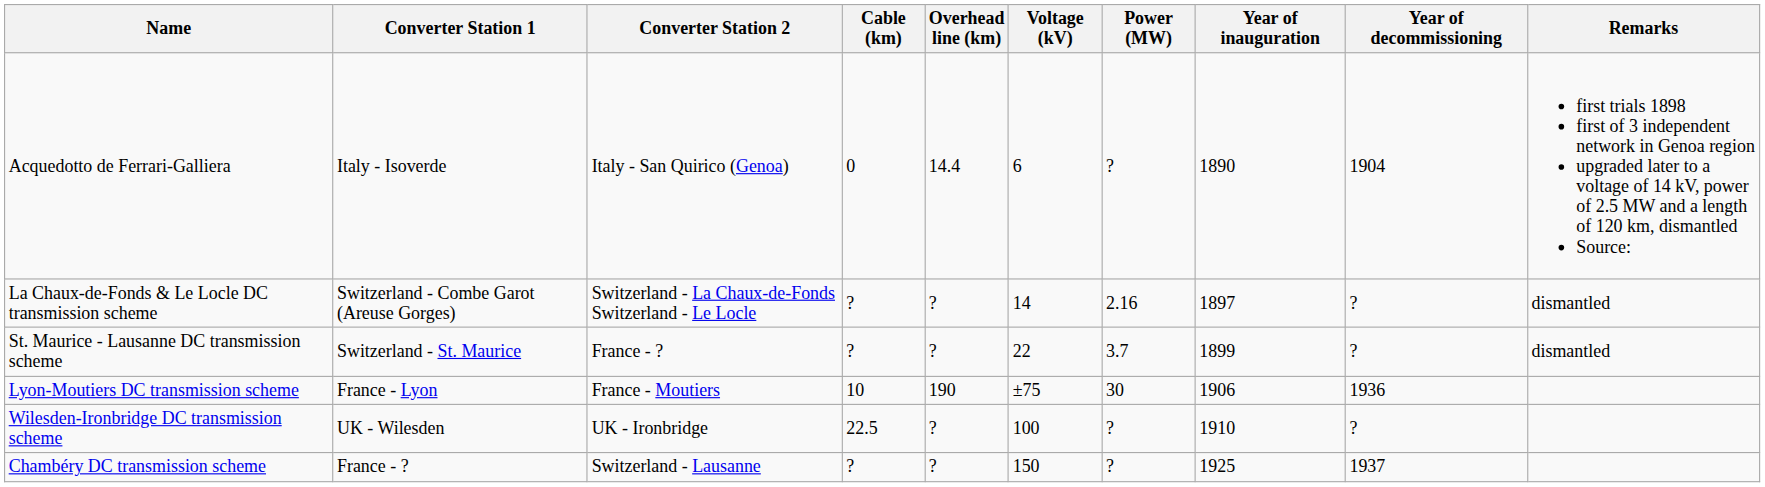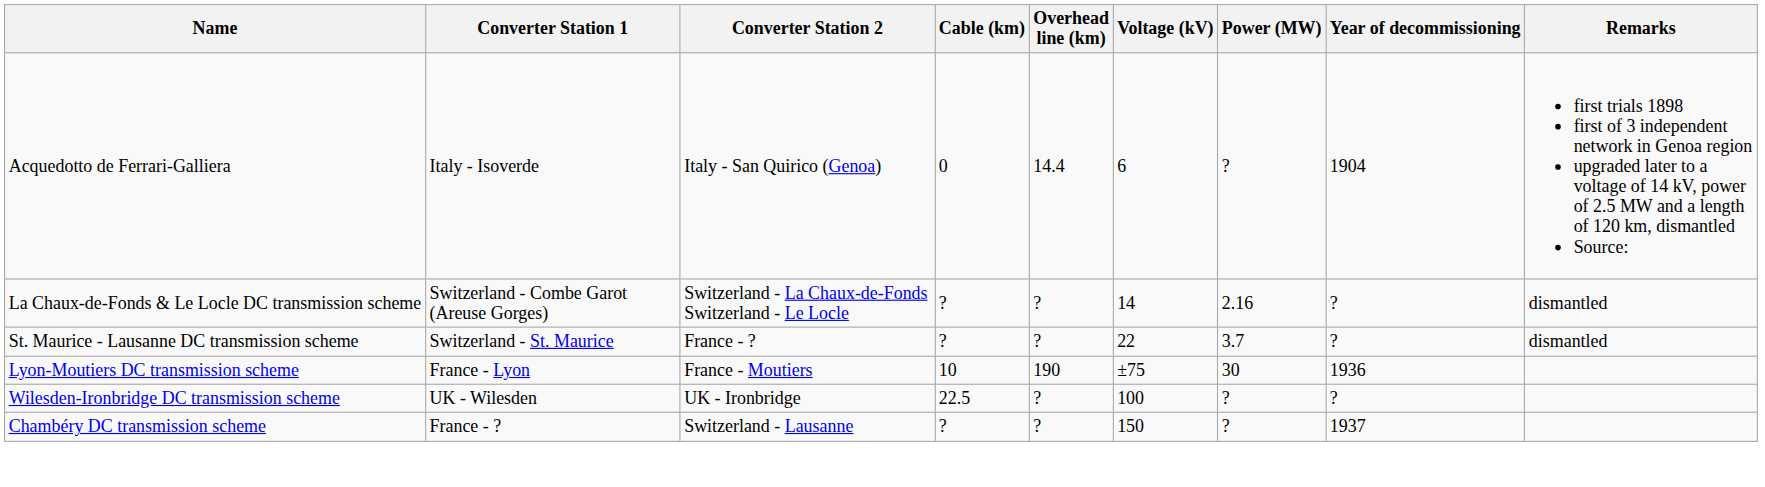- column: (1270, 28)
